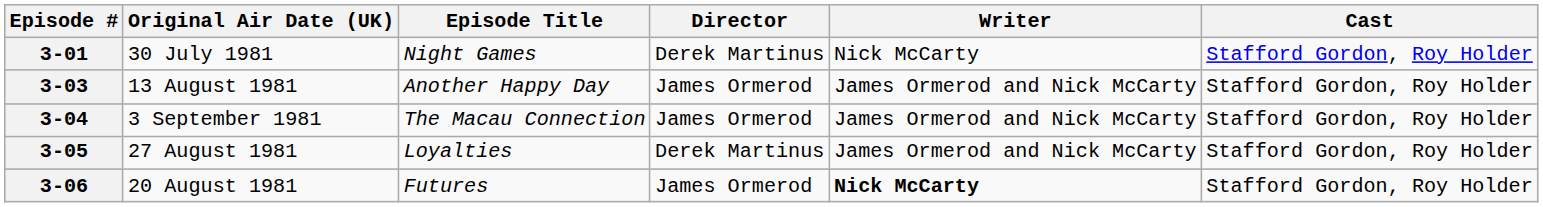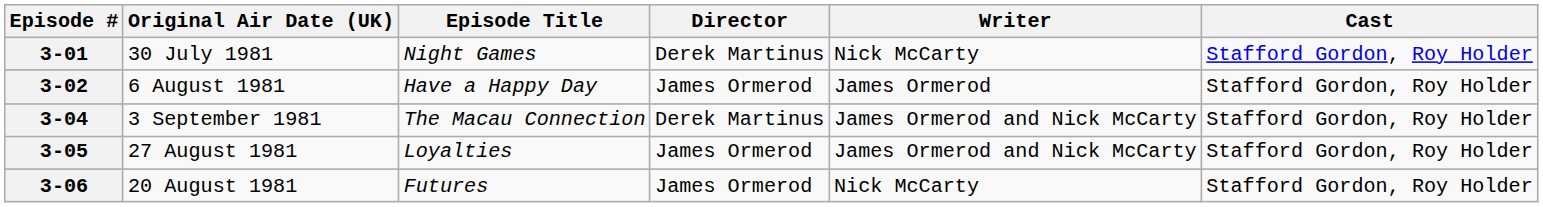+ row: (64, 87)
- row: (64, 87)
(734, 120) James Ormerod -> (740, 120) Derek Martinus
(740, 153) Derek Martinus -> (734, 153) James Ormerod
(907, 185) bold -> (907, 185) normal
